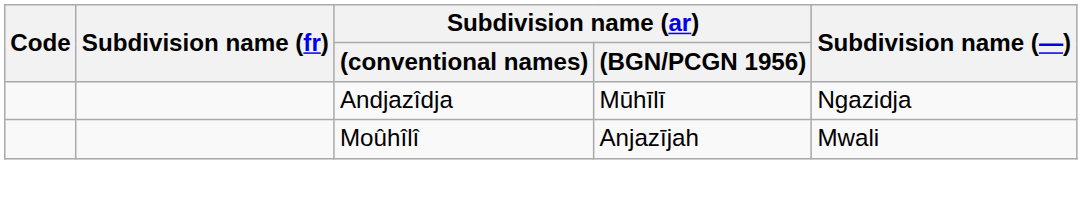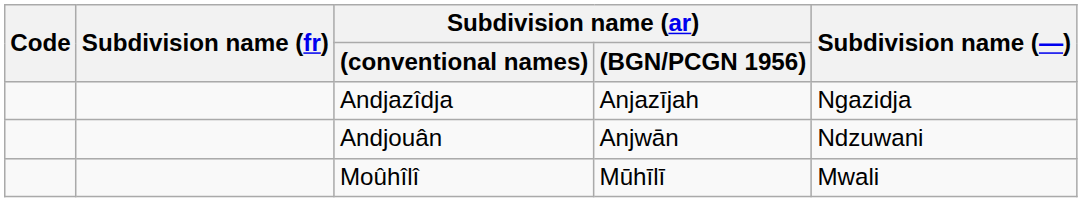(632, 100) Mūhīlī -> (649, 100) Anjazījah
+ row: (391, 138)
(649, 138) Anjazījah -> (632, 176) Mūhīlī
